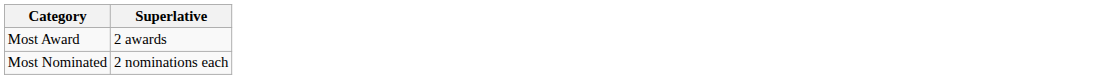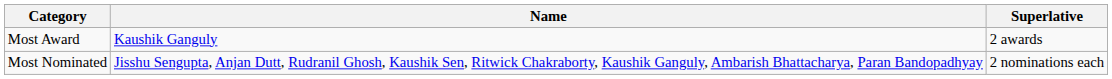+ column: (548, 16)
